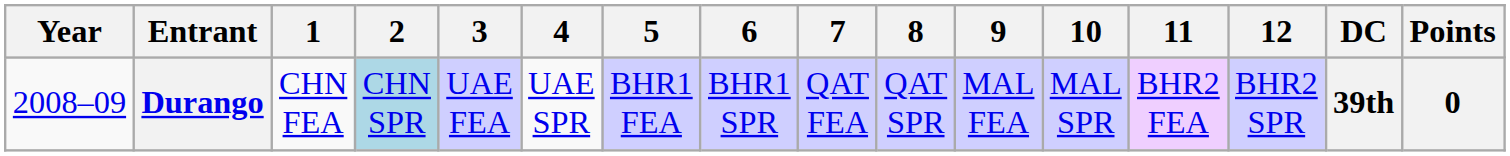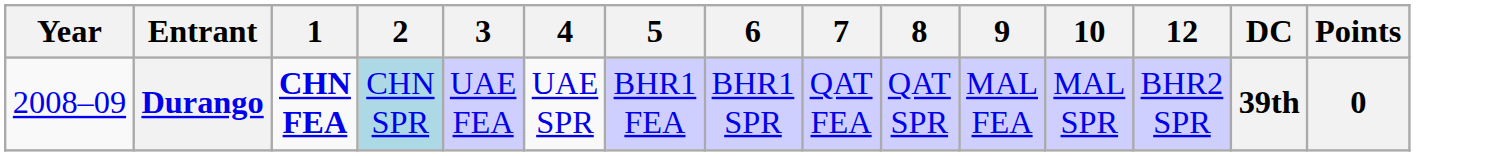- column: (1178, 30)
(313, 103) normal -> (315, 103) bold
